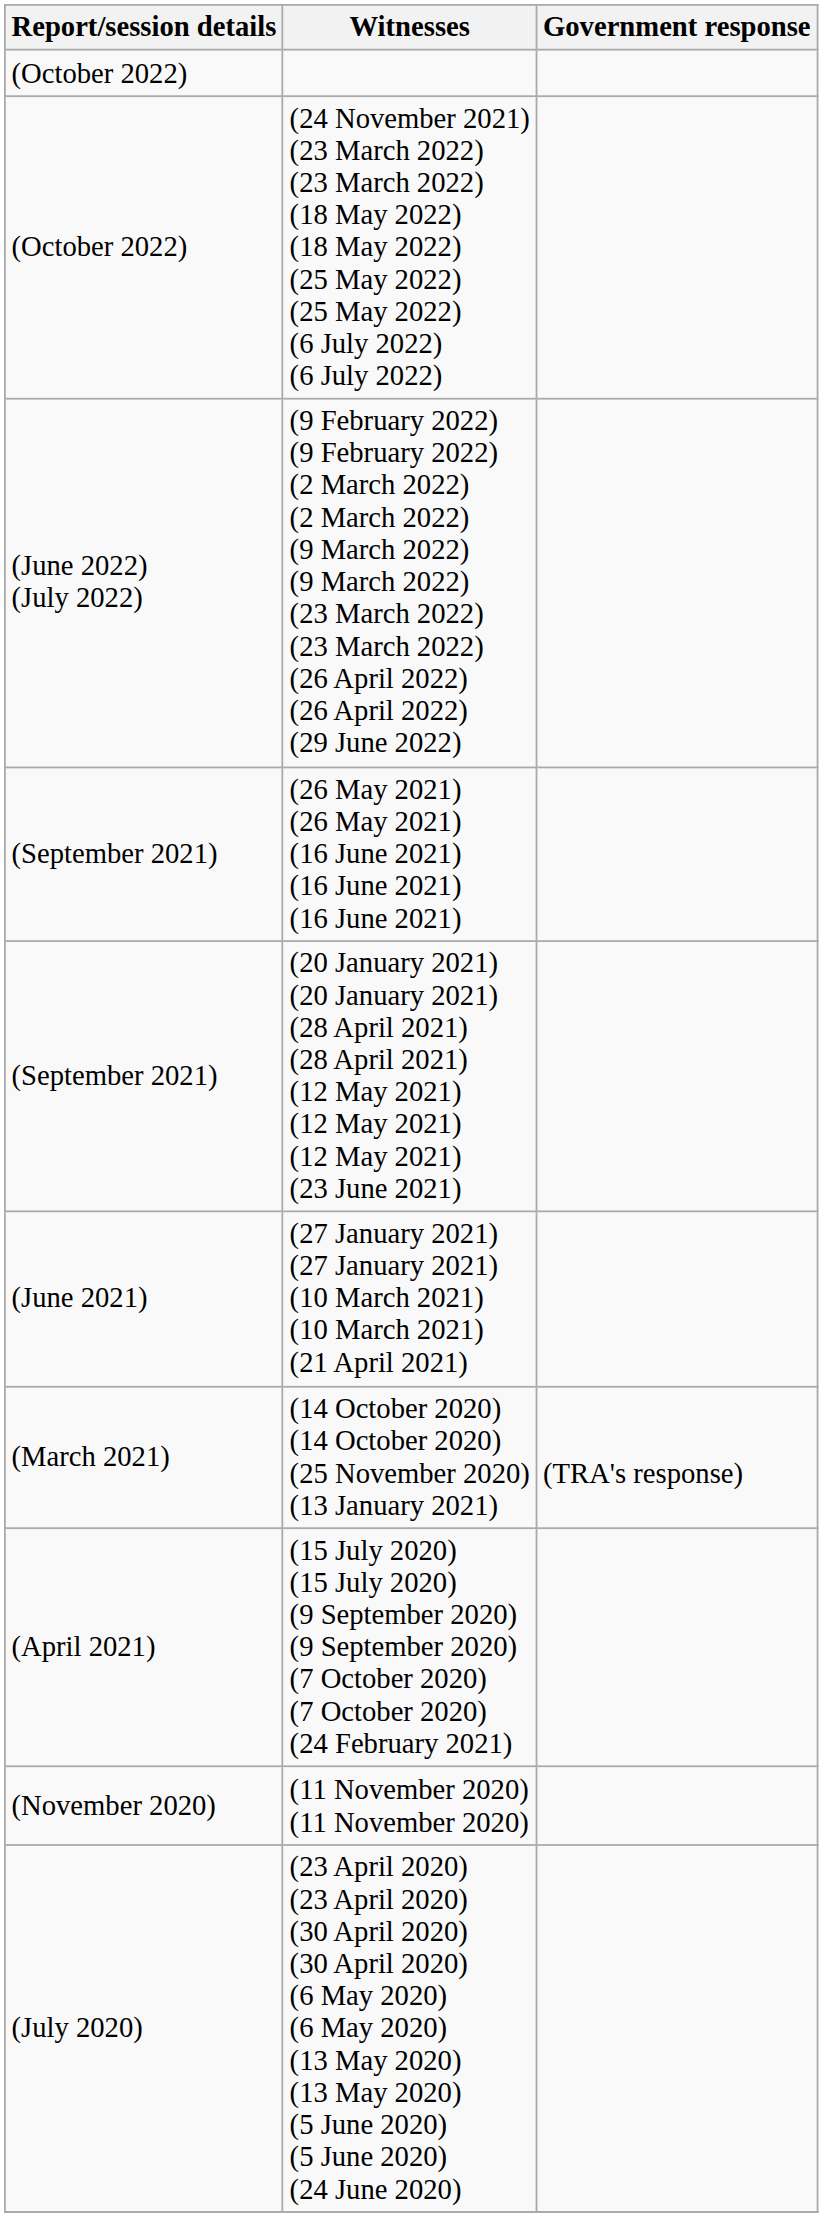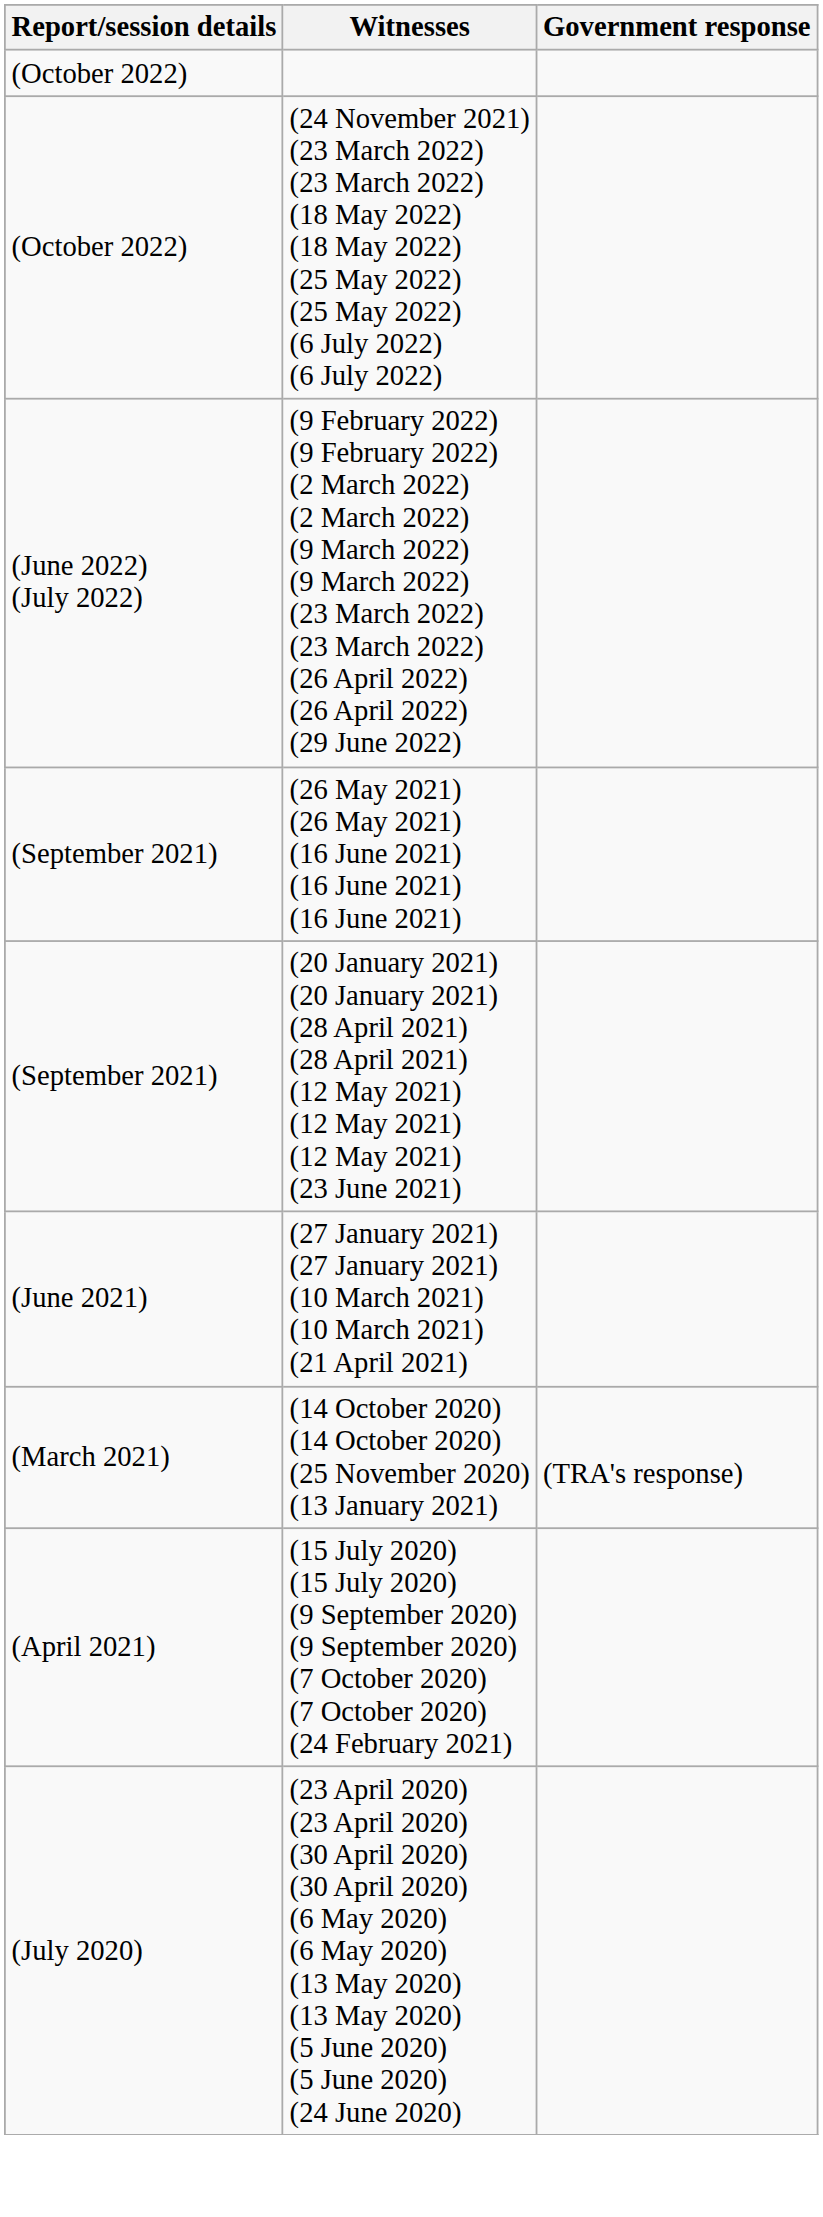- row: (114, 1805)
